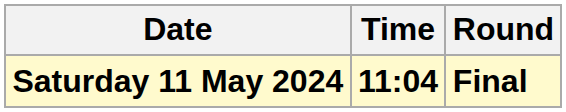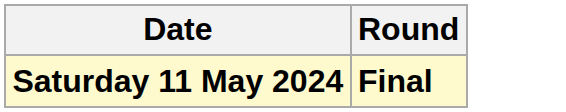- column: (398, 29)
